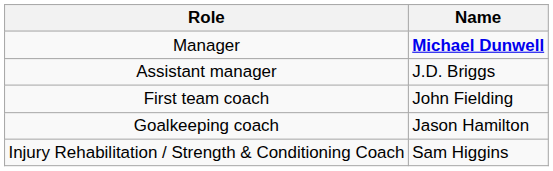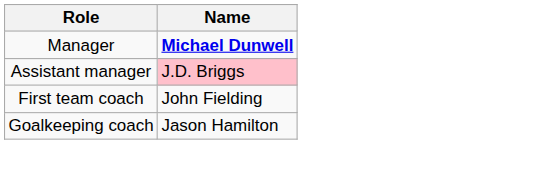(454, 71) no background -> (203, 71) pink background
- row: (206, 152)
